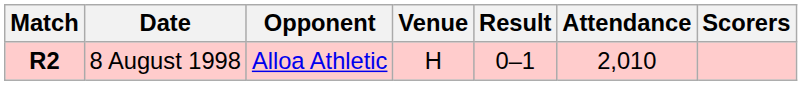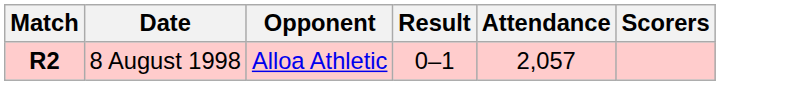- column: (433, 23)
(627, 60) 2,010 -> (546, 60) 2,057
